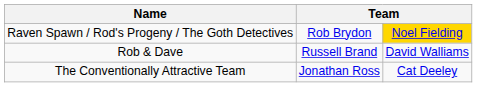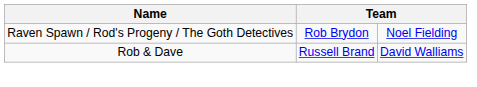(427, 33) gold background -> (422, 33) no background
- row: (150, 71)
